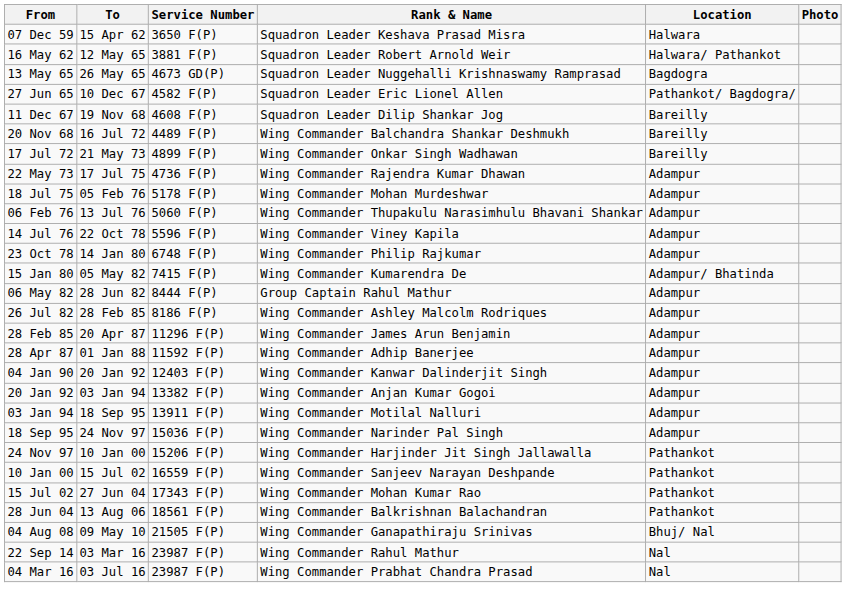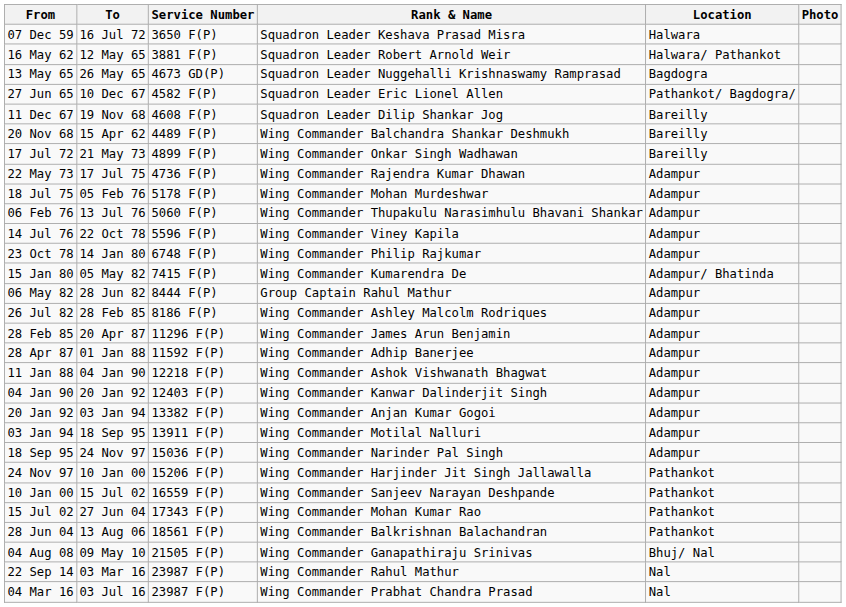(113, 34) 15 Apr 62 -> (113, 34) 16 Jul 72
(113, 134) 16 Jul 72 -> (113, 134) 15 Apr 62
+ row: (40, 373)
